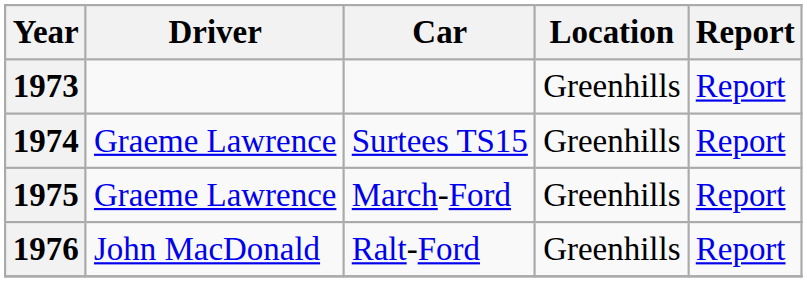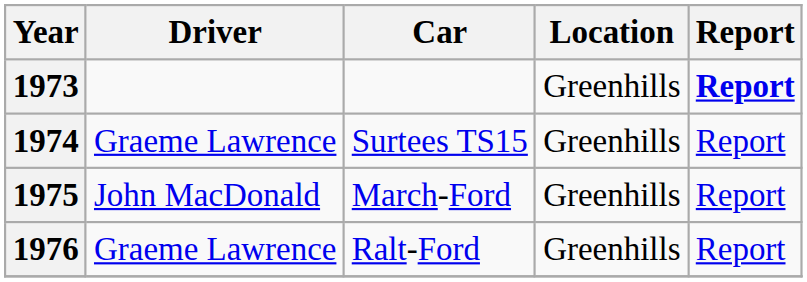(741, 86) normal -> (745, 86) bold
(215, 195) Graeme Lawrence -> (207, 195) John MacDonald
(207, 249) John MacDonald -> (215, 249) Graeme Lawrence
